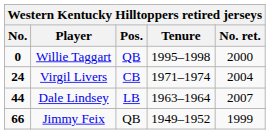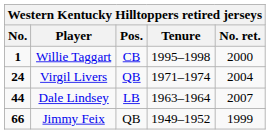(18, 56) 0 -> (18, 56) 1
(131, 56) QB -> (131, 56) CB
(131, 77) CB -> (131, 77) QB
